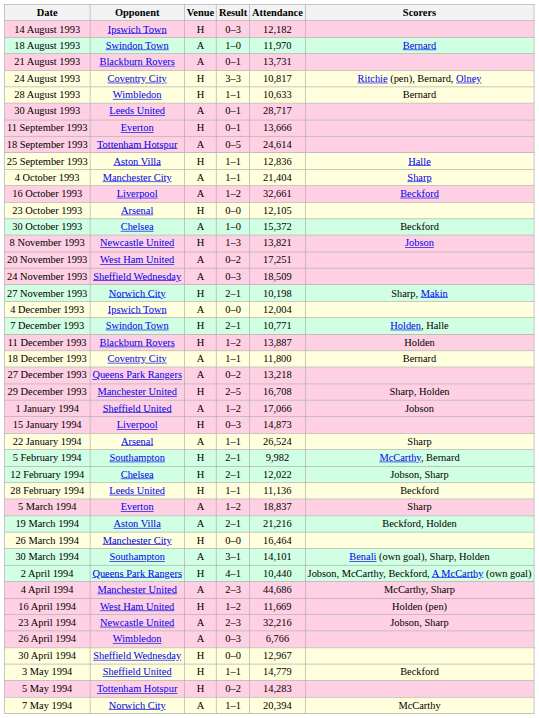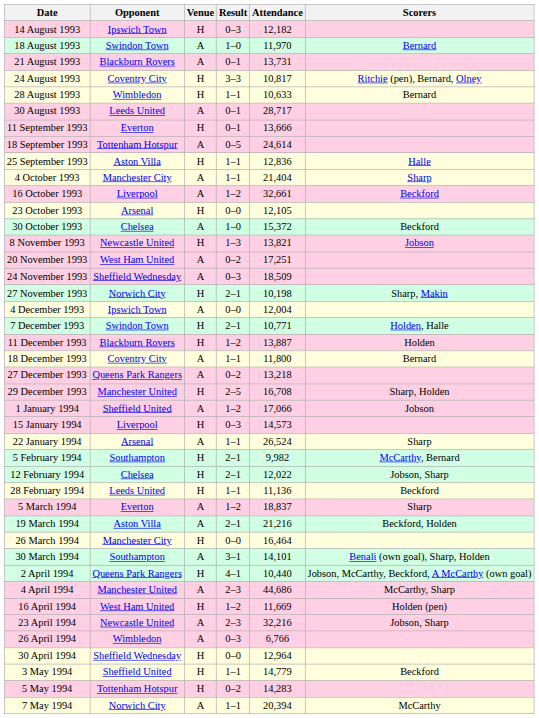(277, 425) 14,873 -> (277, 425) 14,573
(277, 656) 12,967 -> (277, 656) 12,964
